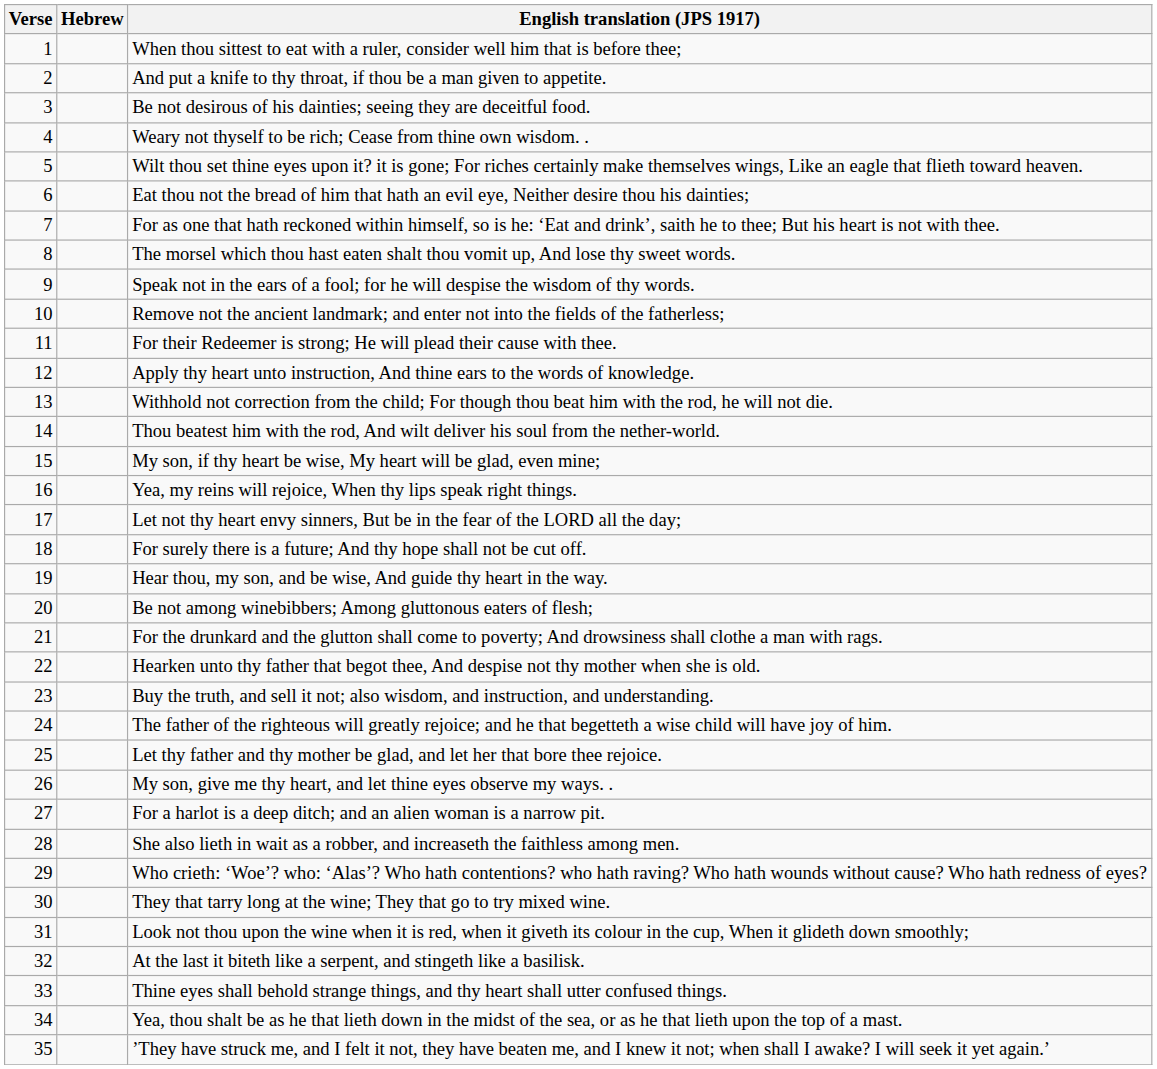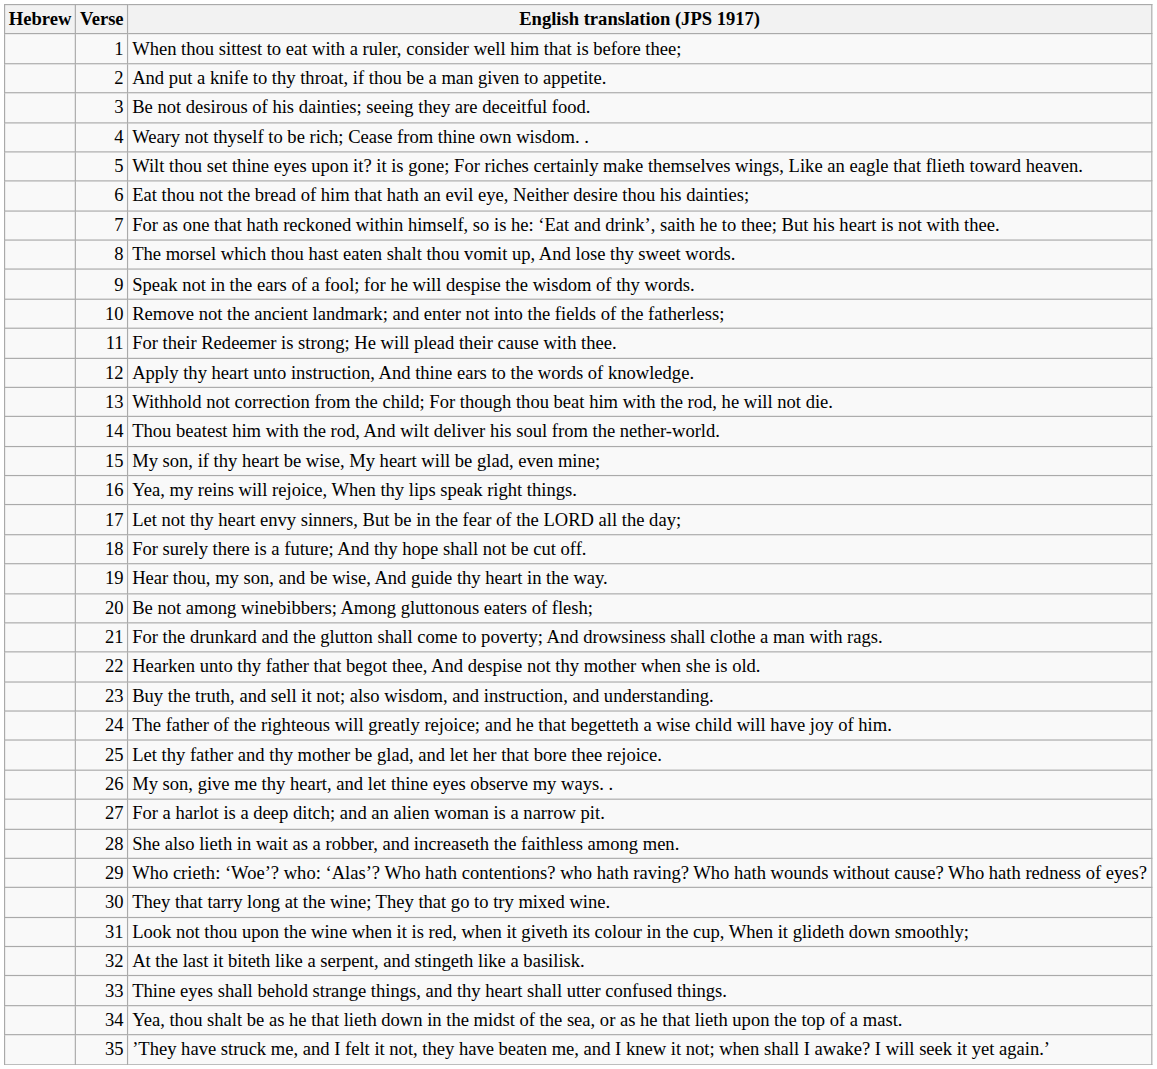columns swapped: (31, 19) <-> (92, 19)
